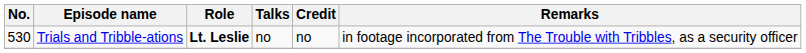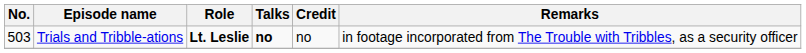(19, 37) 530 -> (19, 37) 503
(263, 37) normal -> (264, 37) bold
